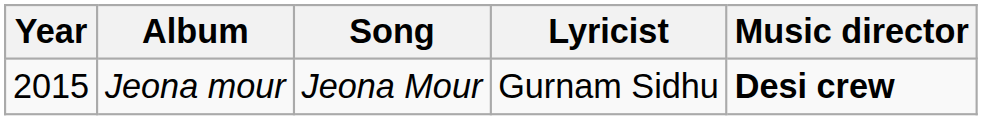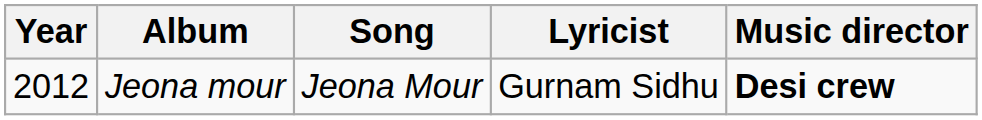(51, 85) 2015 -> (51, 85) 2012
